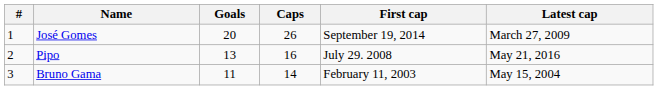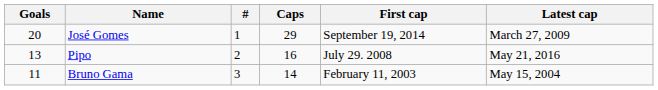columns swapped: (19, 14) <-> (230, 14)
(290, 34) 26 -> (290, 34) 29
